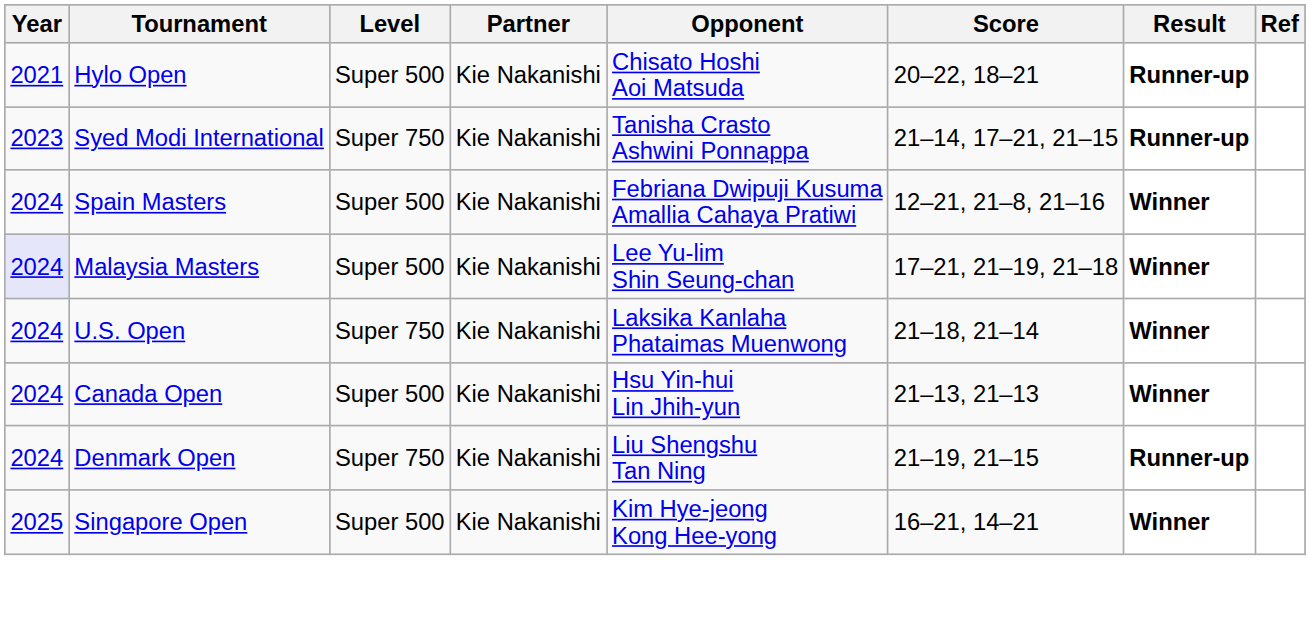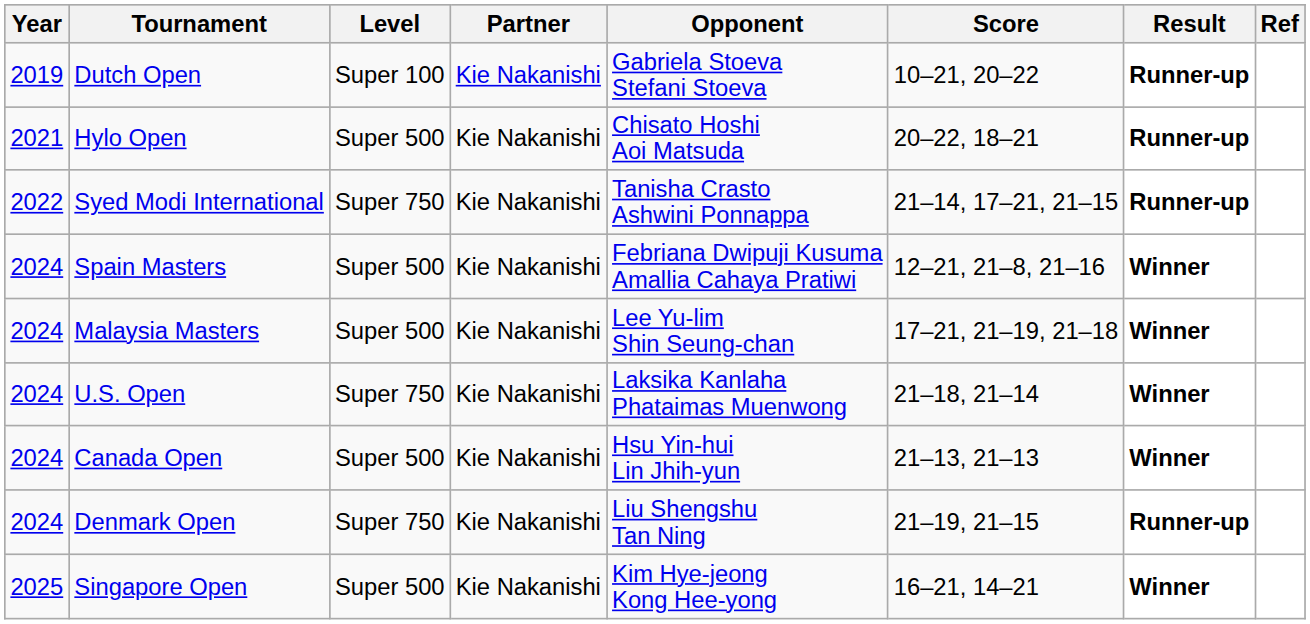+ row: (138, 75)
(37, 139) 2023 -> (37, 203) 2022
(37, 267) lavender background -> (37, 330) no background
